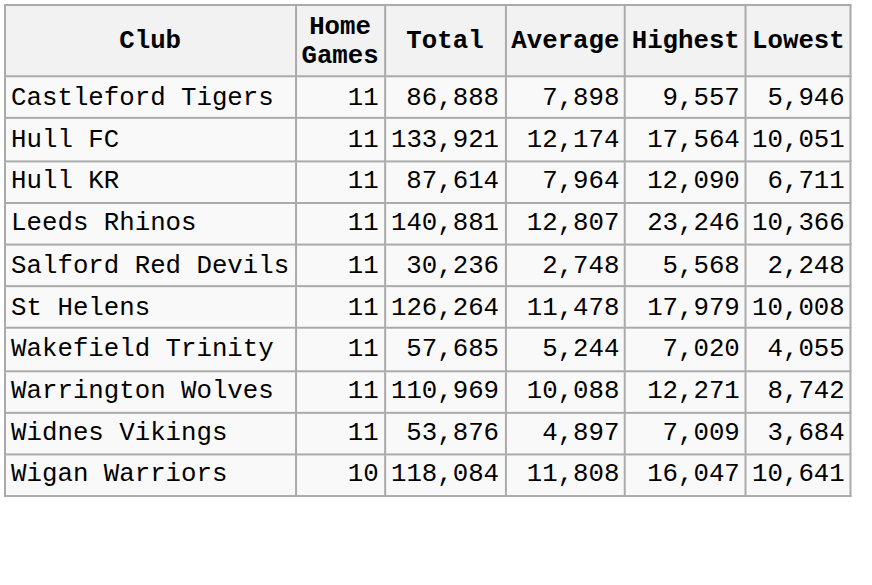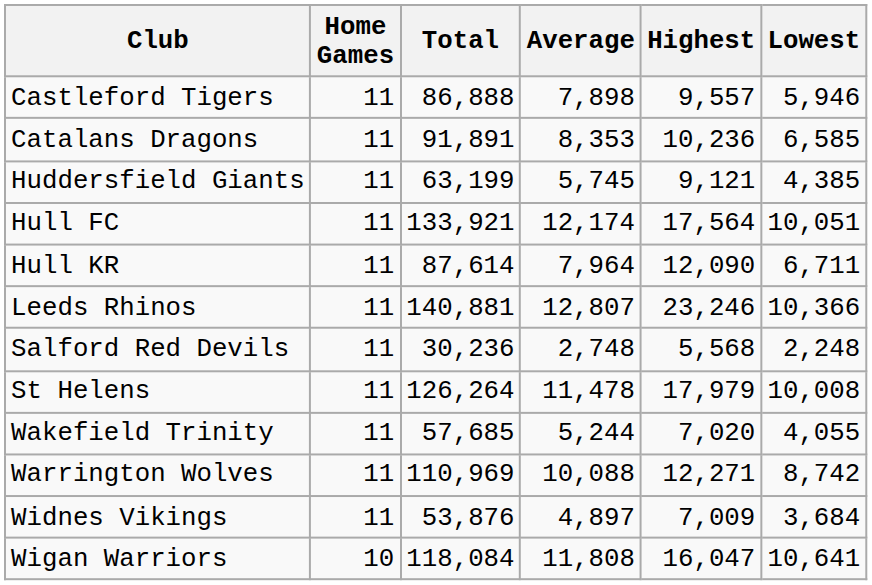+ row: (135, 140)
+ row: (158, 182)
